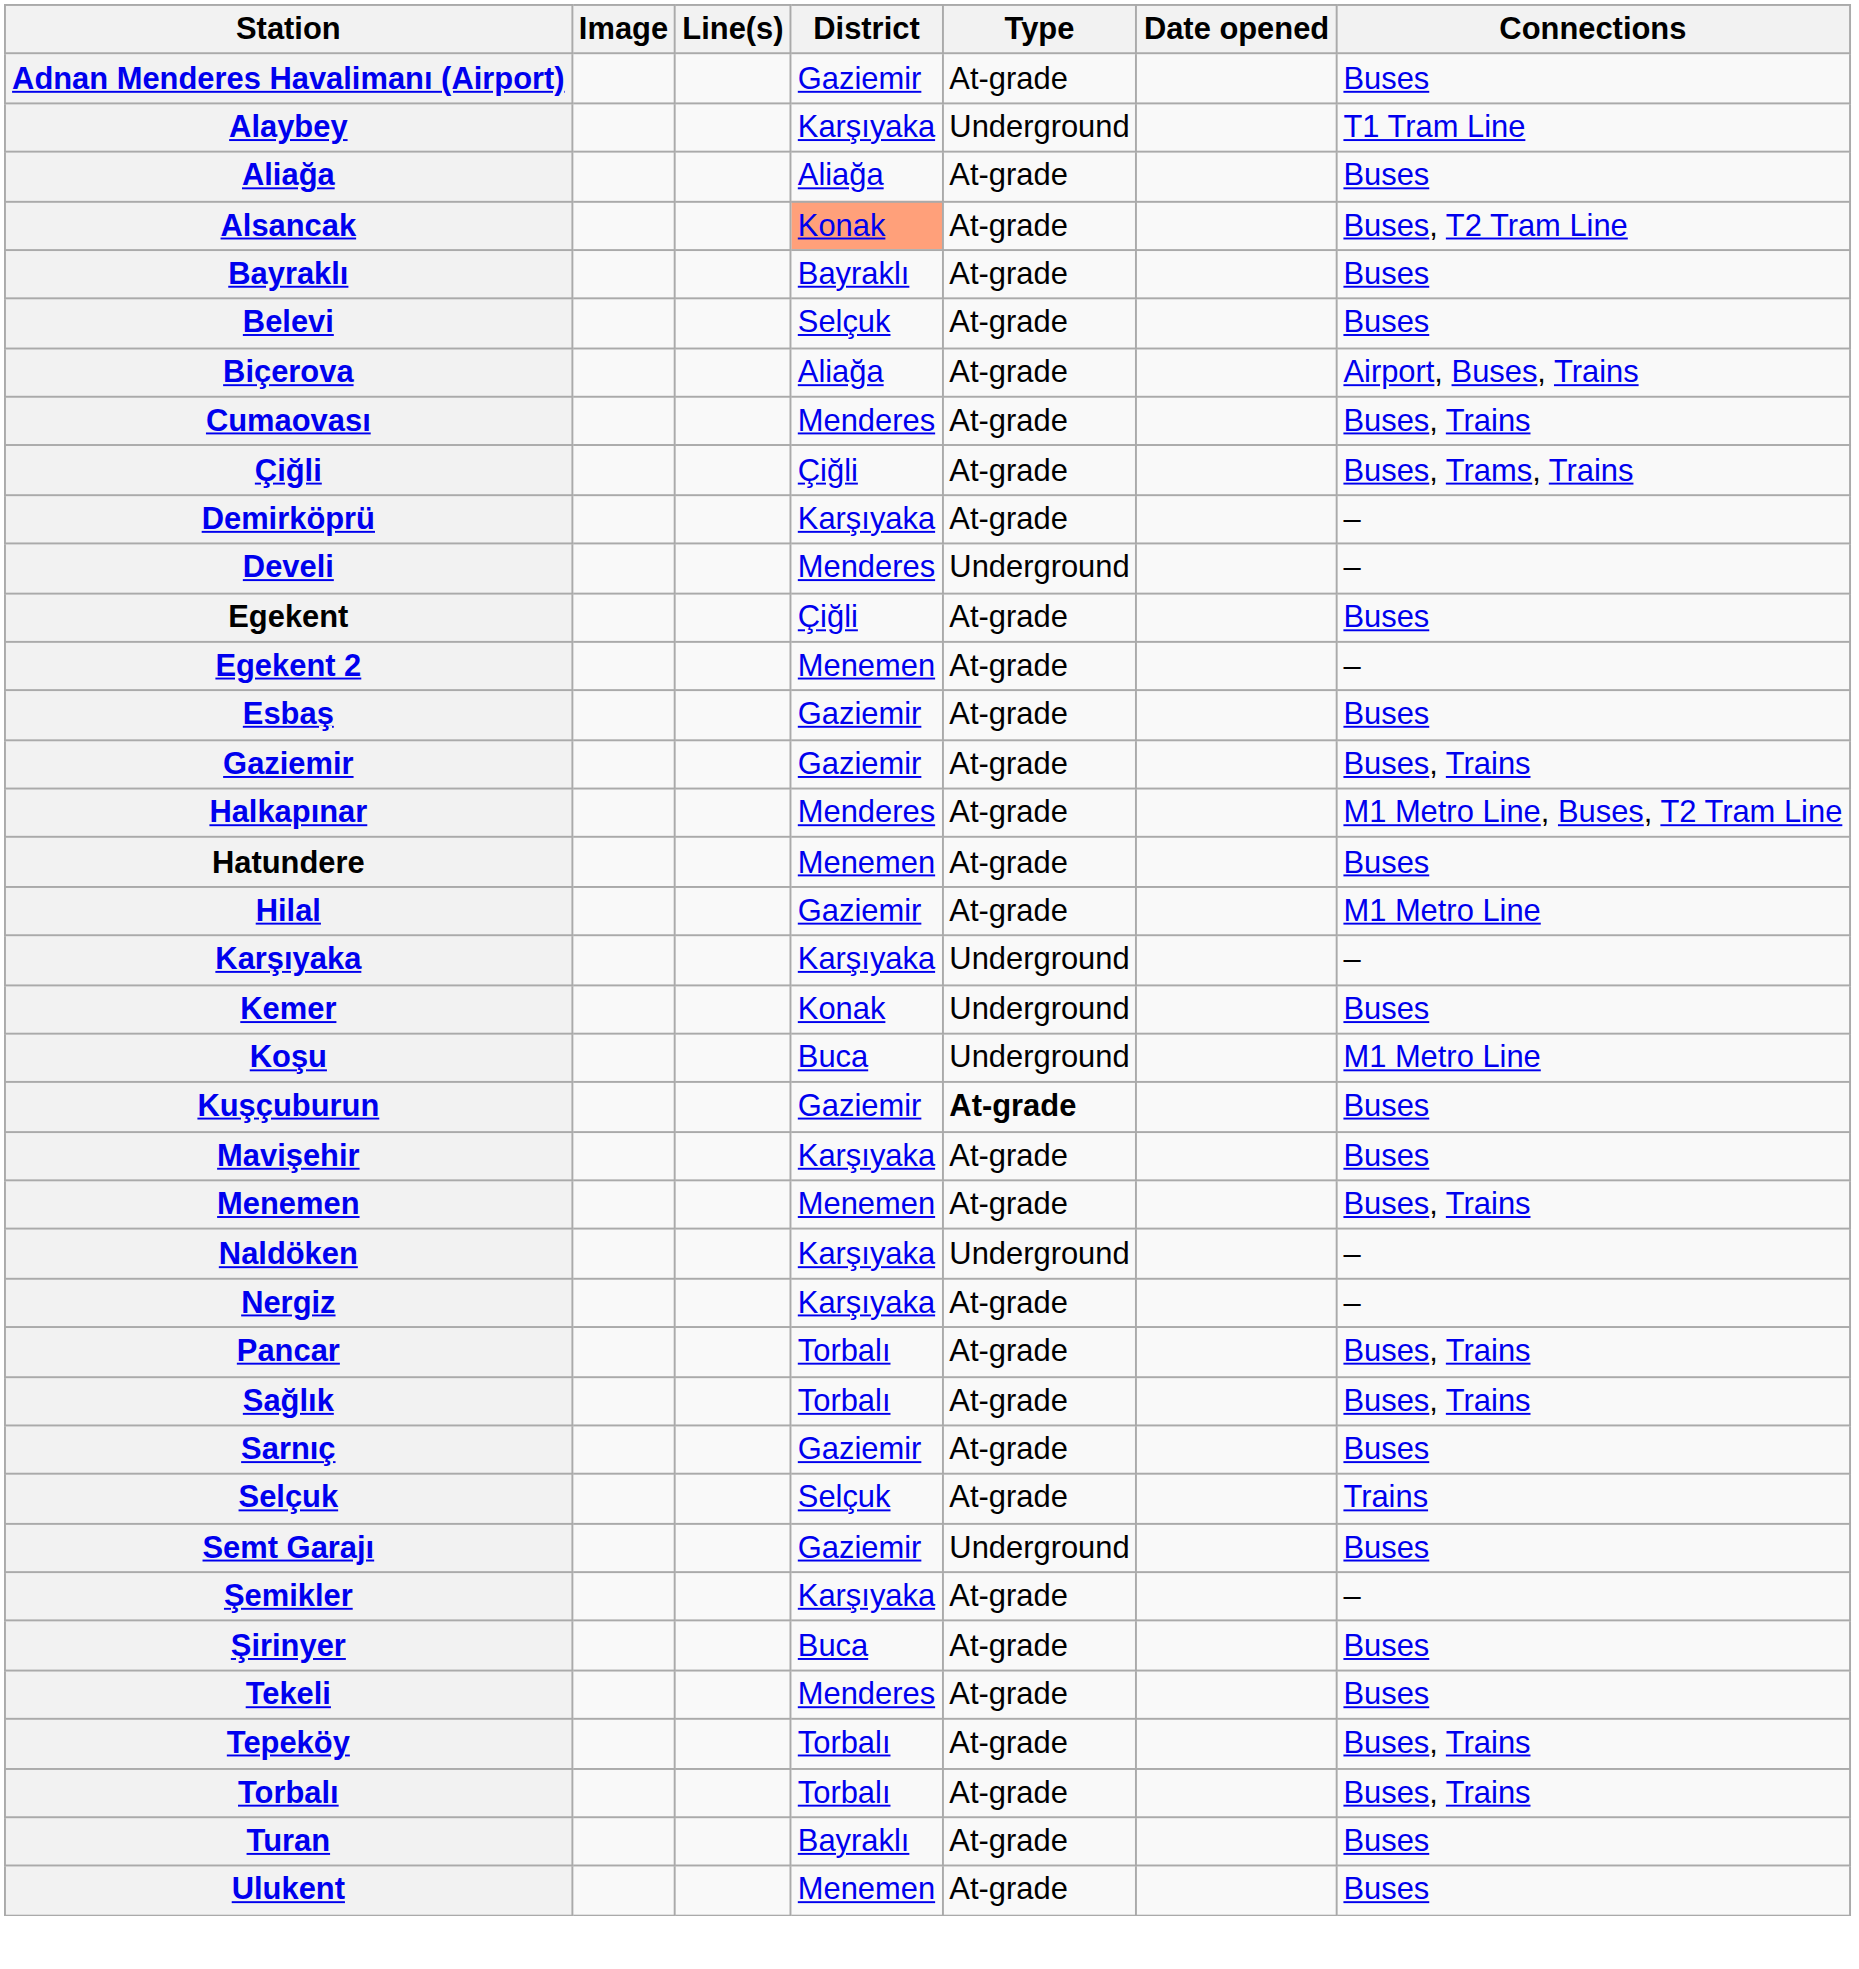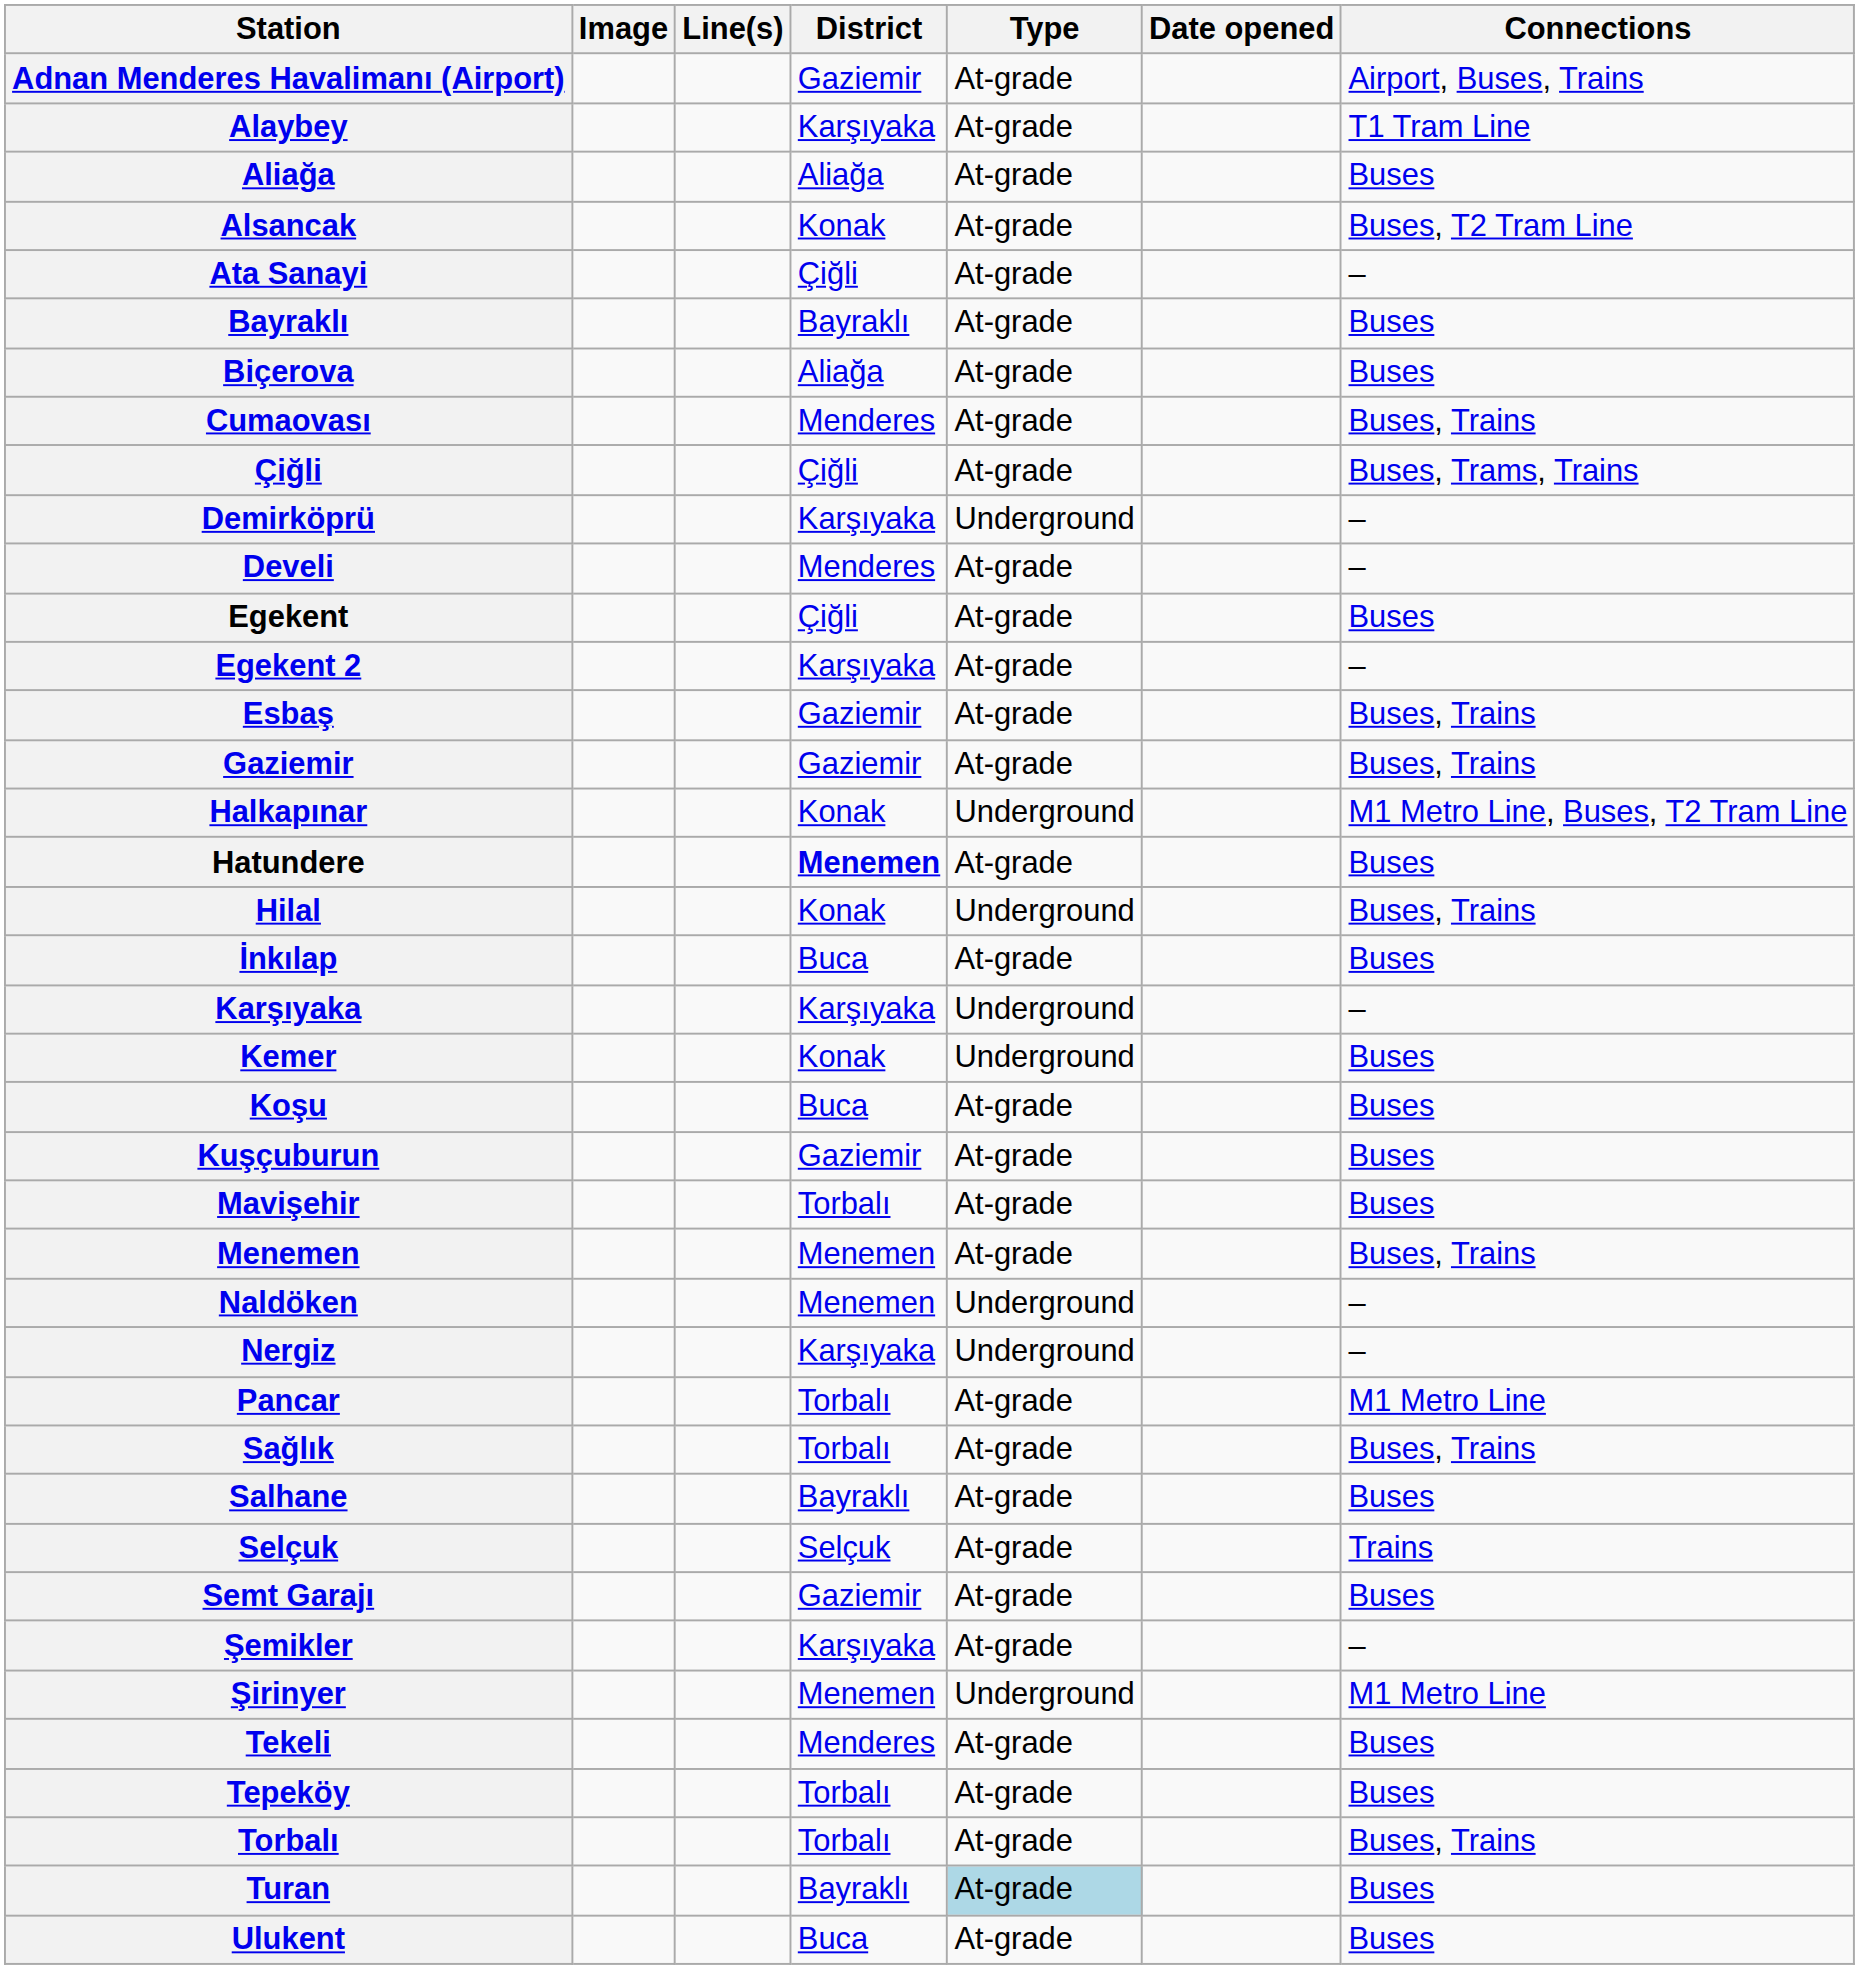(1386, 77) Buses -> (1496, 77) Airport, Buses, Trains
(1040, 126) Underground -> (1014, 126) At-grade
(842, 224) lightsalmon background -> (842, 224) no background
+ row: (288, 273)
- row: (288, 322)
(1491, 371) Airport, Buses, Trains -> (1391, 371) Buses
(1009, 518) At-grade -> (1045, 518) Underground
(1040, 567) Underground -> (1014, 567) At-grade
(866, 665) Menemen -> (866, 665) Karşıyaka
(1386, 714) Buses -> (1442, 714) Buses, Trains
(866, 812) Menderes -> (842, 812) Konak
(1009, 812) At-grade -> (1045, 812) Underground
(866, 861) normal -> (869, 861) bold
(860, 910) Gaziemir -> (842, 910) Konak
(1009, 910) At-grade -> (1045, 910) Underground
(1442, 910) M1 Metro Line -> (1442, 910) Buses, Trains
+ row: (288, 959)
(1040, 1057) Underground -> (1014, 1106) At-grade
(1442, 1057) M1 Metro Line -> (1391, 1106) Buses
(1013, 1106) bold -> (1014, 1155) normal
(866, 1155) Karşıyaka -> (844, 1204) Torbalı
(866, 1253) Karşıyaka -> (866, 1302) Menemen
(1009, 1302) At-grade -> (1045, 1351) Underground
(1437, 1351) Buses, Trains -> (1447, 1400) M1 Metro Line
+ row: (288, 1498)
- row: (288, 1449)
(1040, 1547) Underground -> (1014, 1596) At-grade
(833, 1645) Buca -> (866, 1694) Menemen
(1009, 1645) At-grade -> (1045, 1694) Underground
(1386, 1645) Buses -> (1447, 1694) M1 Metro Line
(1437, 1743) Buses, Trains -> (1391, 1792) Buses
(1009, 1841) no background -> (1014, 1889) lightblue background
(866, 1889) Menemen -> (833, 1938) Buca
